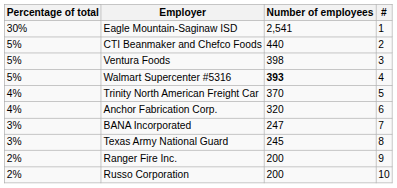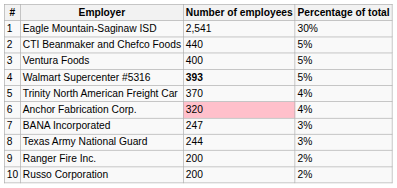columns swapped: (384, 12) <-> (53, 12)
(275, 61) 398 -> (194, 61) 400
(275, 110) no background -> (194, 110) pink background
(275, 142) 245 -> (194, 142) 244
